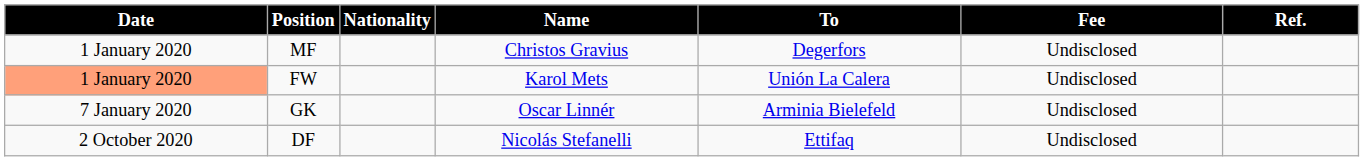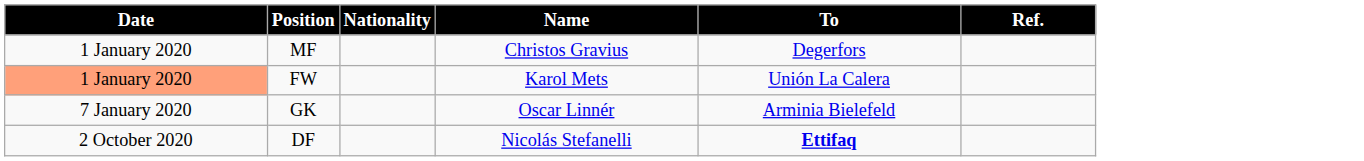- column: (1092, 19)
(829, 140) normal -> (829, 140) bold
